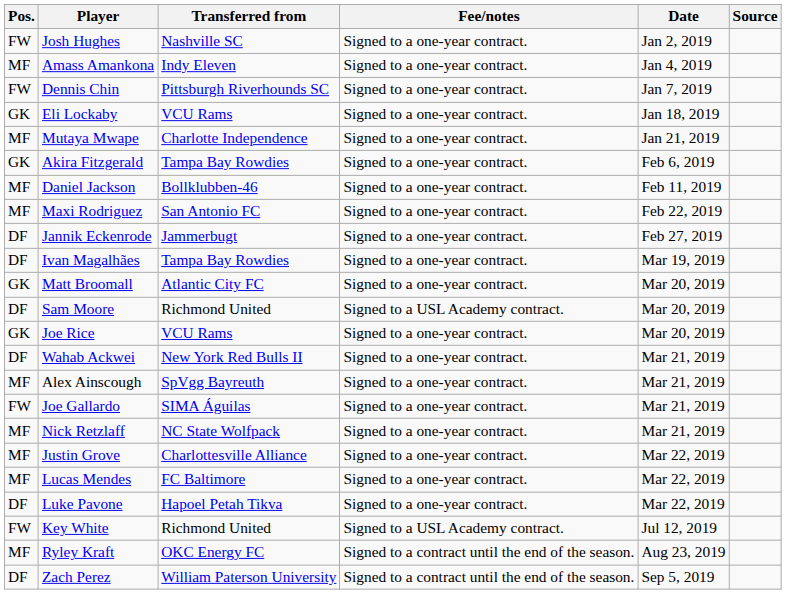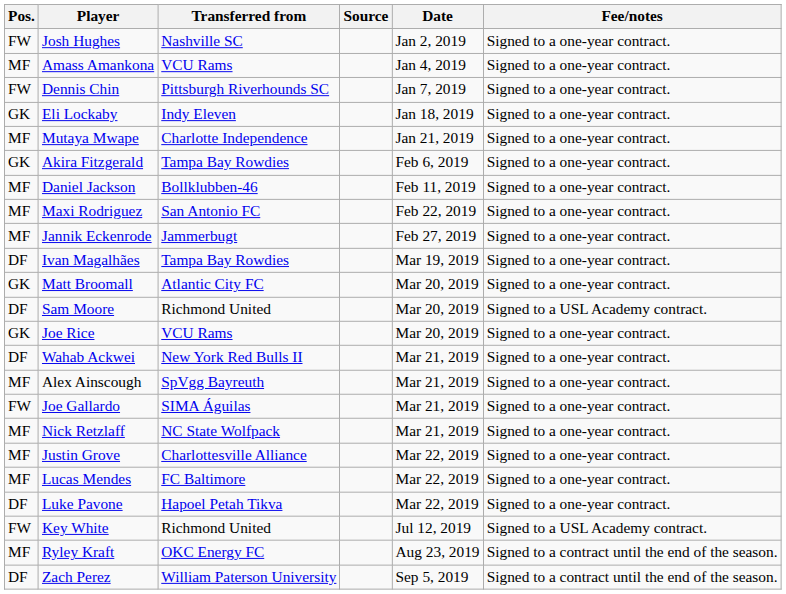columns swapped: (489, 16) <-> (755, 16)
(199, 65) Indy Eleven -> (197, 65) VCU Rams
(197, 114) VCU Rams -> (199, 114) Indy Eleven
(18, 235) DF -> (19, 235) MF
